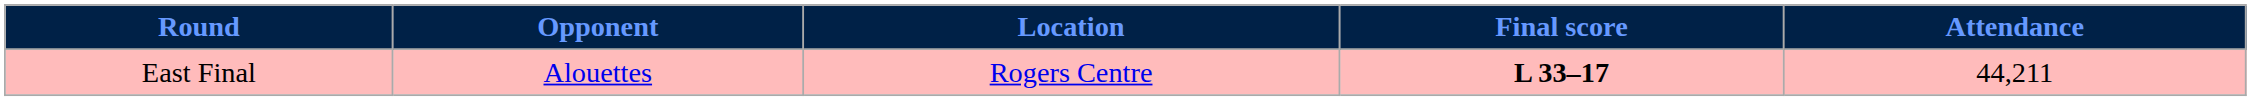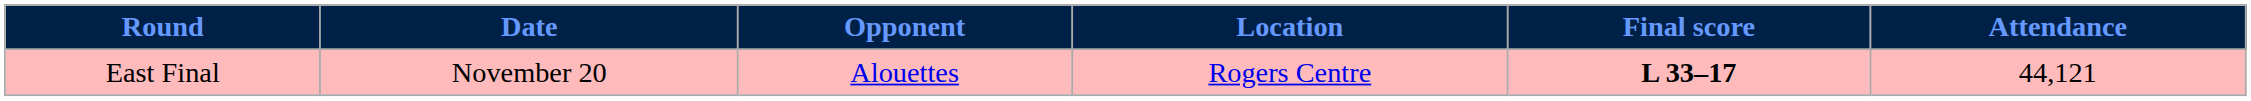+ column: (529, 26)
(2015, 71) 44,211 -> (2058, 71) 44,121
